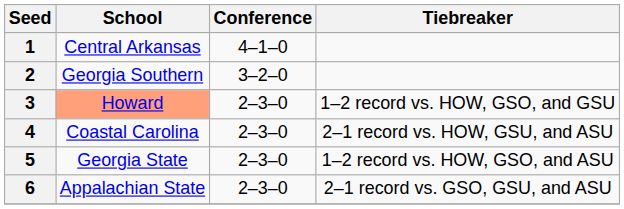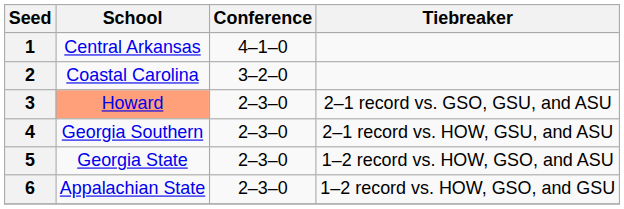(133, 75) Georgia Southern -> (133, 75) Coastal Carolina
(468, 103) 1–2 record vs. HOW, GSO, and GSU -> (468, 103) 2–1 record vs. GSO, GSU, and ASU
(133, 132) Coastal Carolina -> (133, 132) Georgia Southern
(468, 189) 2–1 record vs. GSO, GSU, and ASU -> (468, 189) 1–2 record vs. HOW, GSO, and GSU
